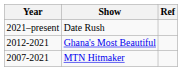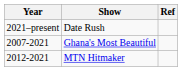(28, 43) 2012-2021 -> (28, 43) 2007-2021
(28, 58) 2007-2021 -> (28, 58) 2012-2021
